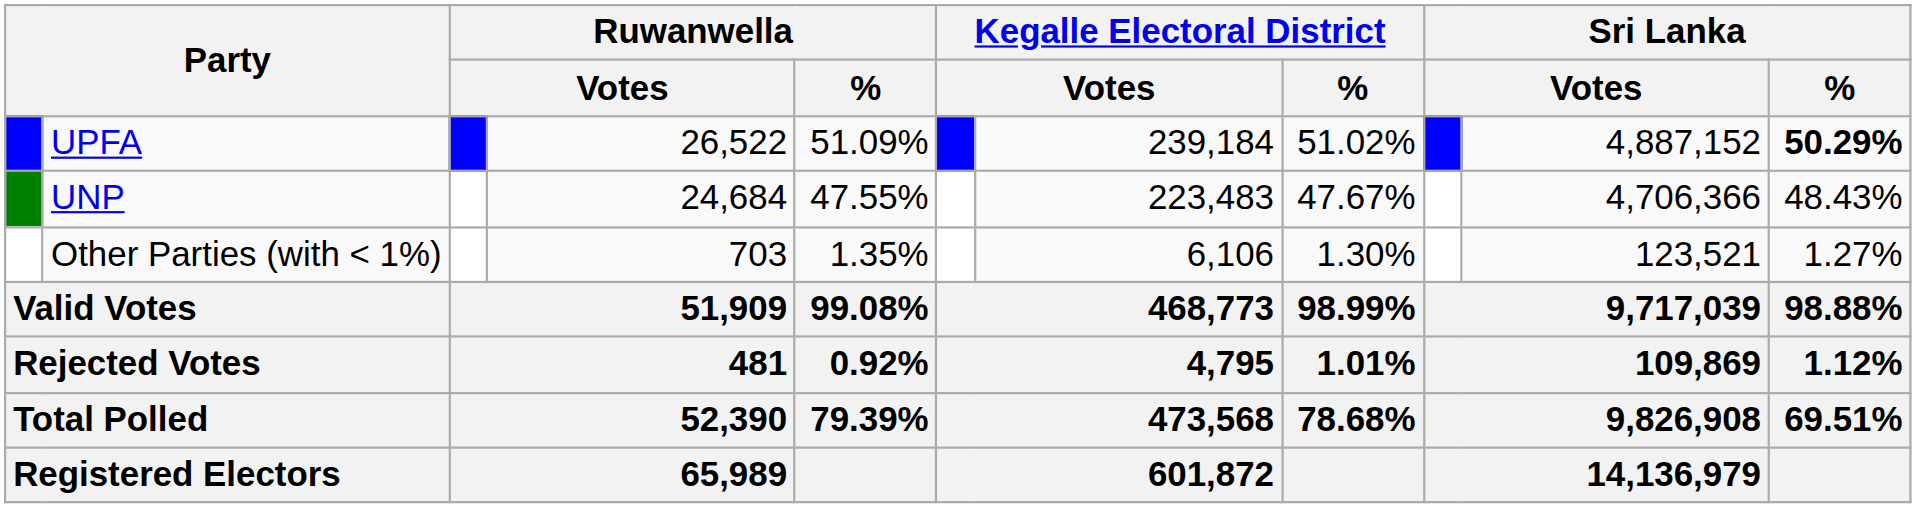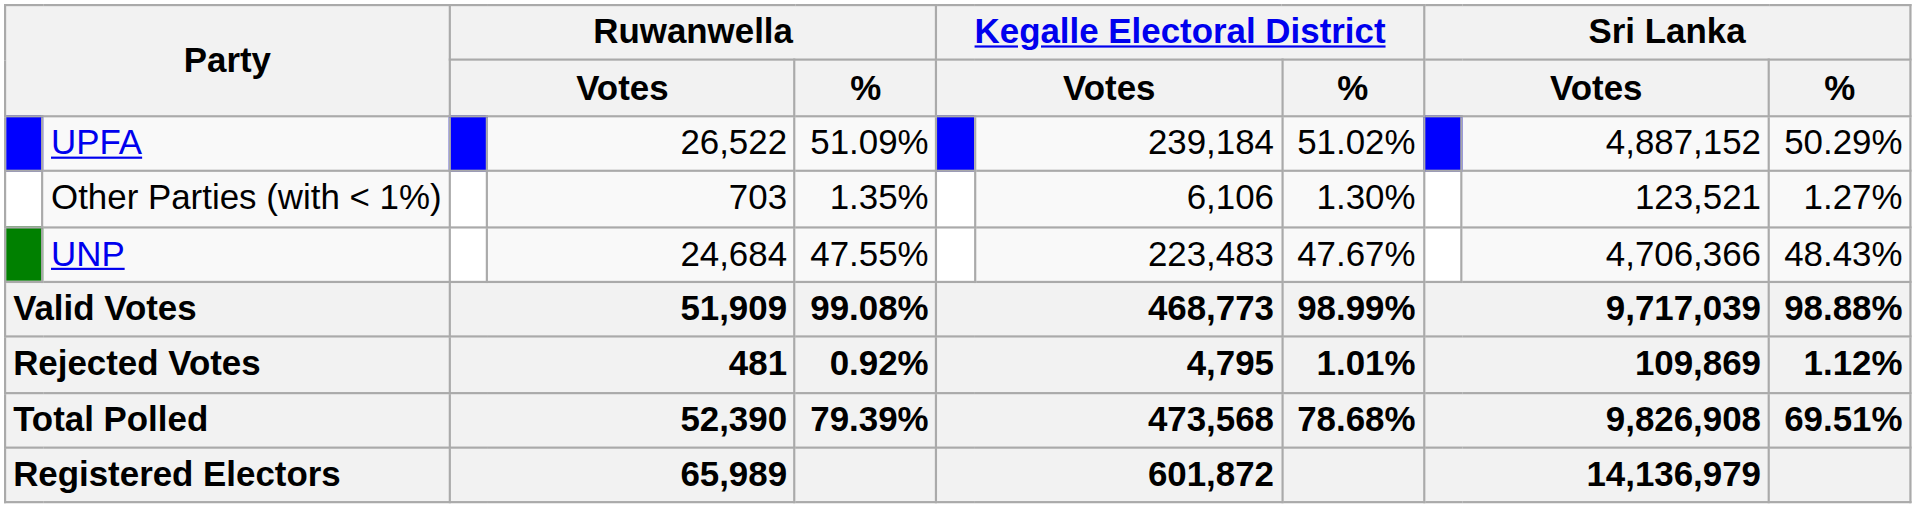(1843, 142) bold -> (1843, 142) normal
rows swapped: (88, 198) <-> (246, 253)
